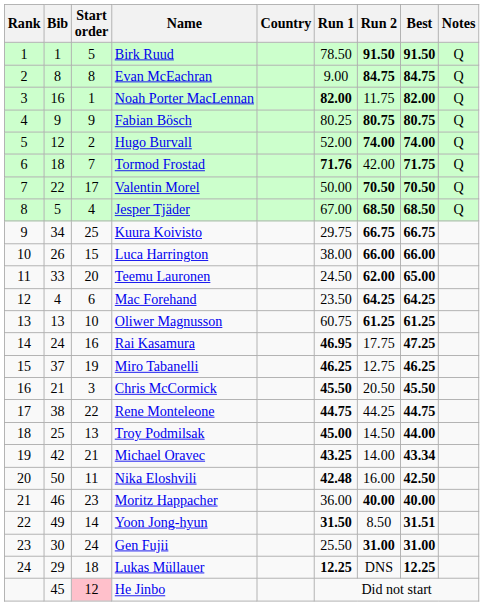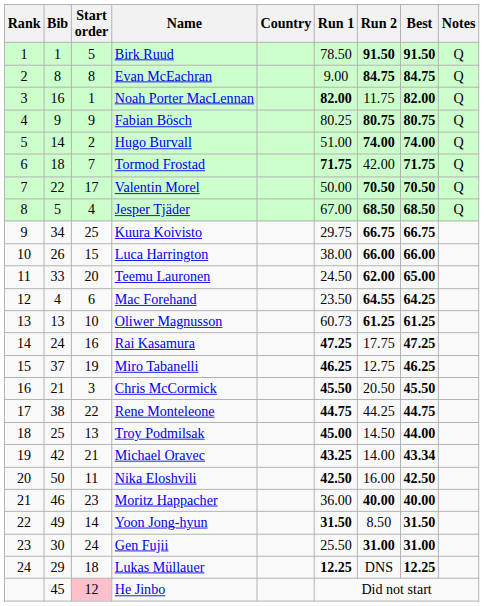(58, 143) 12 -> (58, 143) 14
(336, 143) 52.00 -> (336, 143) 51.00
(336, 165) 71.76 -> (336, 165) 71.75
(379, 299) 64.25 -> (379, 299) 64.55
(336, 321) 60.75 -> (336, 321) 60.73
(336, 344) 46.95 -> (336, 344) 47.25
(336, 478) 42.48 -> (336, 478) 42.50
(419, 522) 31.51 -> (419, 522) 31.50
